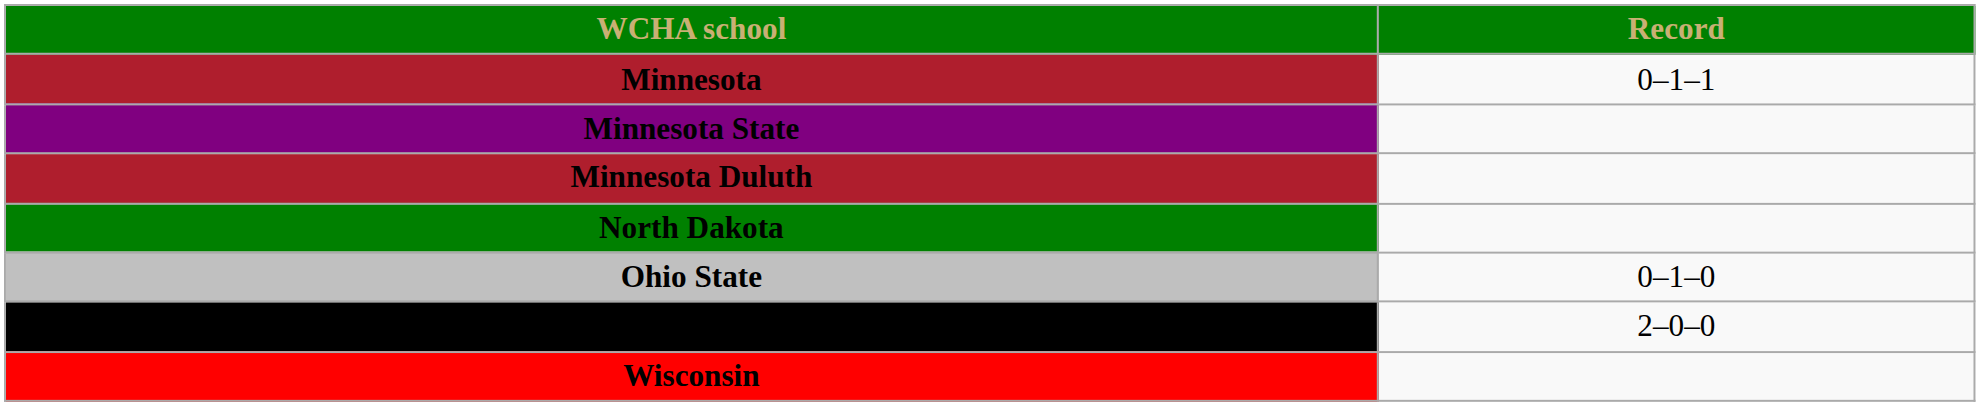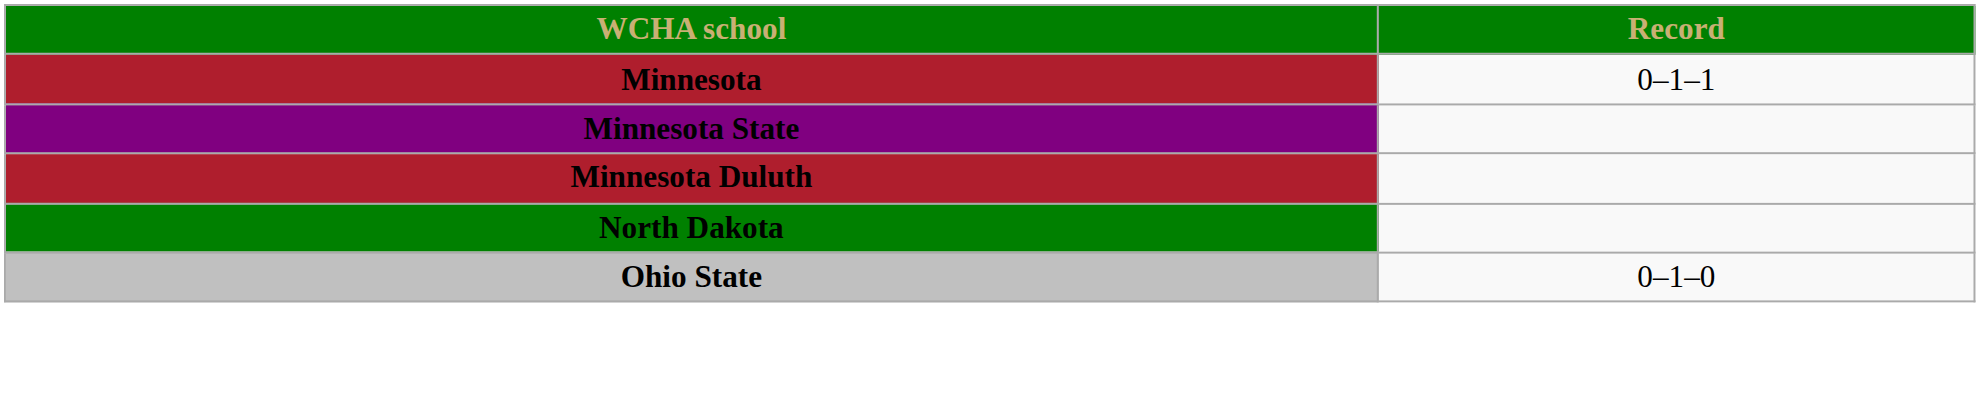- row: (691, 326)
- row: (691, 375)
